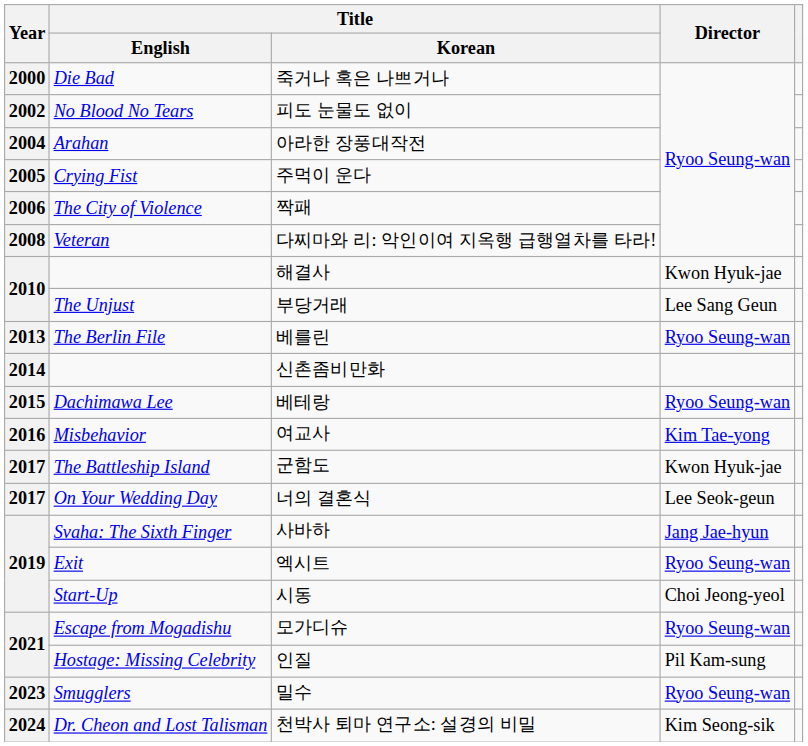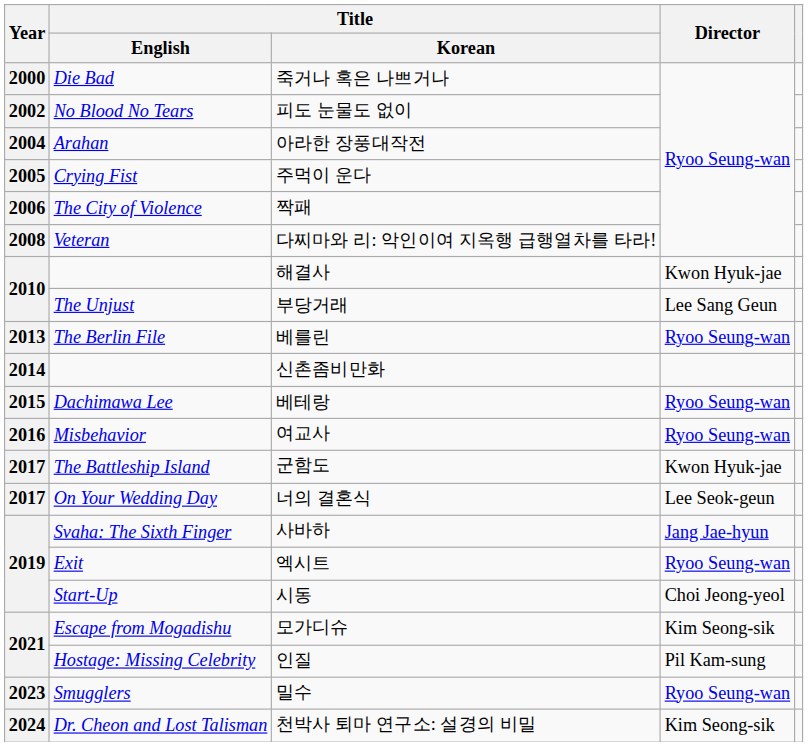(717, 434) Kim Tae-yong -> (727, 434) Ryoo Seung-wan
(727, 628) Ryoo Seung-wan -> (720, 628) Kim Seong-sik
